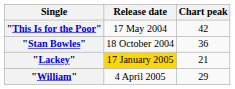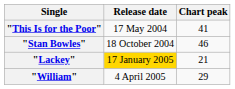(203, 28) 42 -> (203, 28) 41
(203, 44) 36 -> (203, 44) 46
